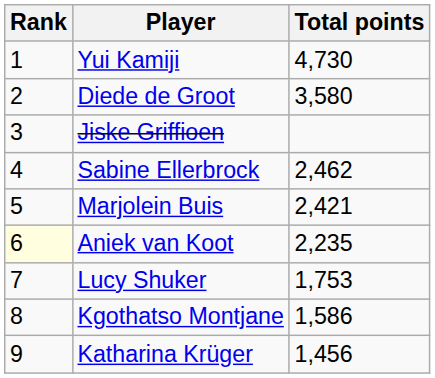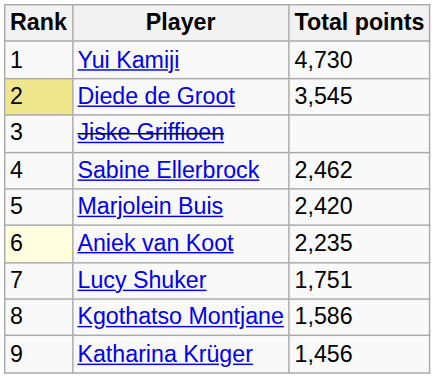(17, 96) no background -> (17, 96) khaki background
(324, 96) 3,580 -> (324, 96) 3,545
(324, 206) 2,421 -> (324, 206) 2,420
(324, 280) 1,753 -> (324, 280) 1,751
